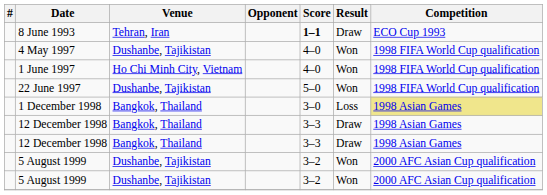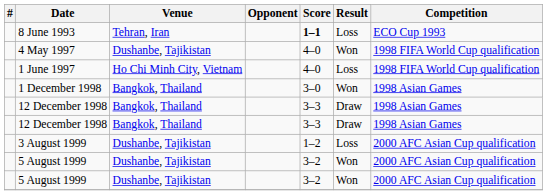(349, 32) Draw -> (347, 32) Loss
(347, 69) Won -> (347, 69) Loss
- row: (49, 87)
(347, 106) Loss -> (347, 87) Won
(417, 106) khaki background -> (417, 87) no background
+ row: (52, 143)
